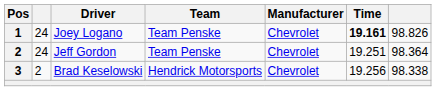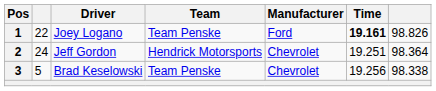(41, 33) 24 -> (41, 33) 22
(293, 33) Chevrolet -> (280, 33) Ford
(184, 52) Team Penske -> (205, 52) Hendrick Motorsports
(38, 71) 2 -> (38, 71) 5
(205, 71) Hendrick Motorsports -> (184, 71) Team Penske
